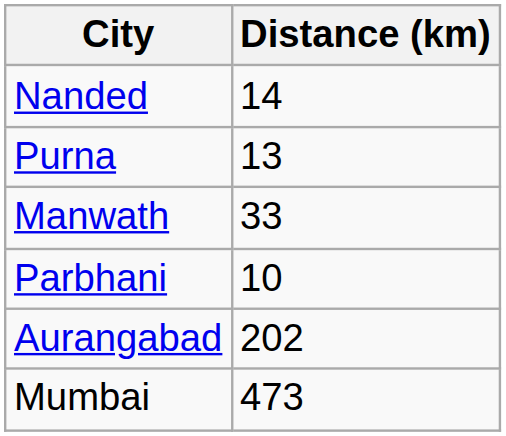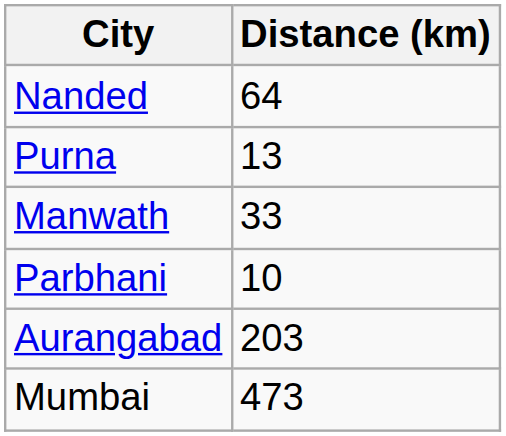(261, 95) 14 -> (261, 95) 64
(272, 338) 202 -> (272, 338) 203
